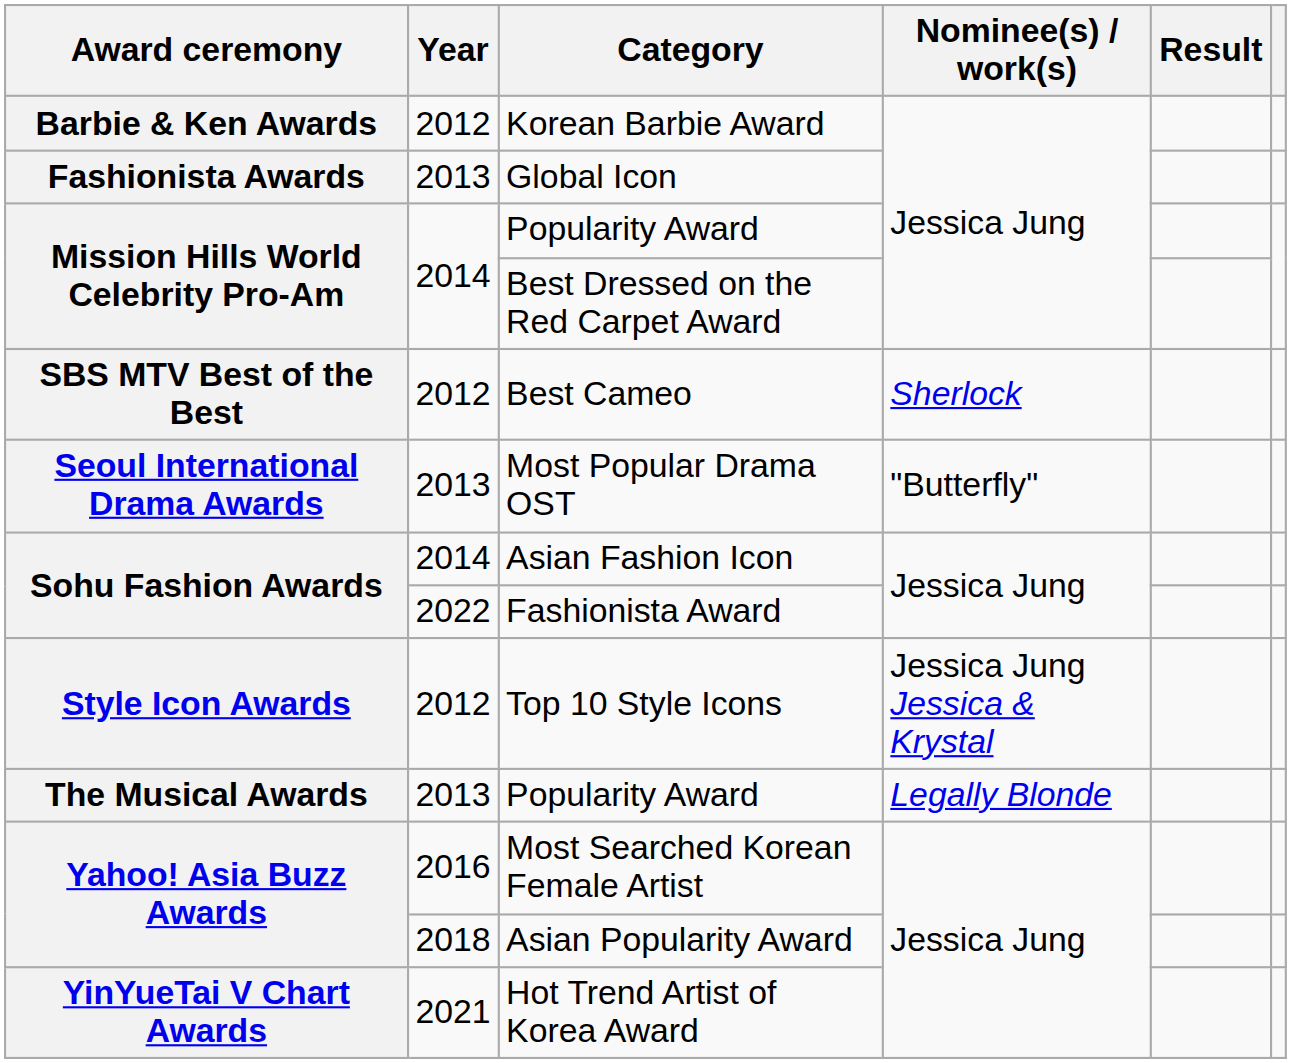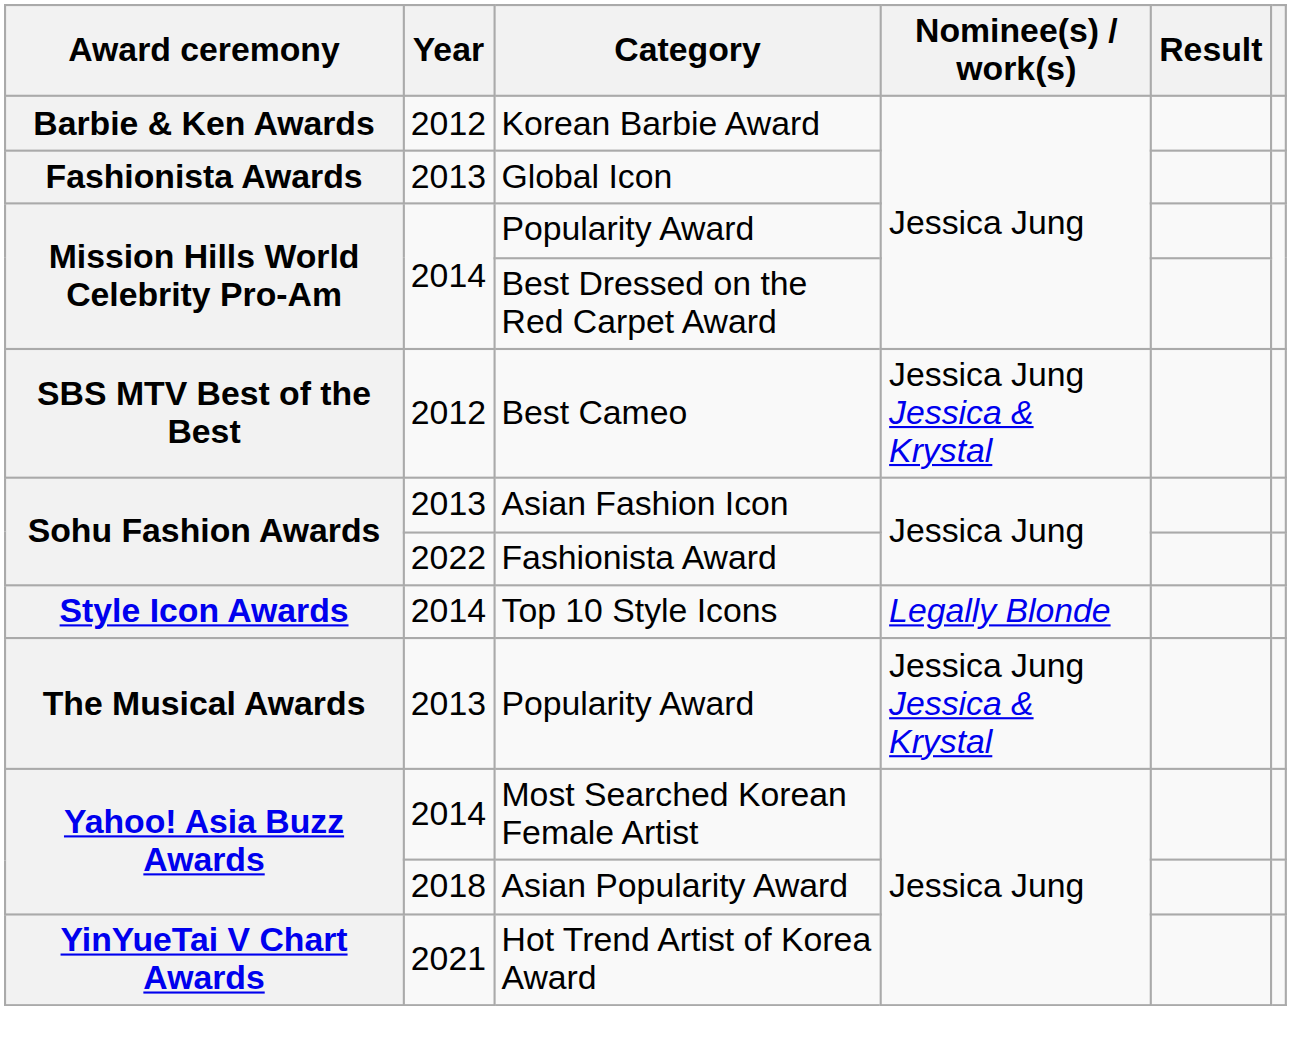(956, 393) Sherlock -> (987, 412) Jessica Jung Jessica & Krystal
- row: (206, 485)
(453, 557) 2014 -> (448, 504) 2013
(453, 703) 2012 -> (448, 611) 2014
(988, 703) Jessica Jung Jessica & Krystal -> (1000, 611) Legally Blonde
(1001, 794) Legally Blonde -> (987, 703) Jessica Jung Jessica & Krystal
(453, 867) 2016 -> (448, 813) 2014
